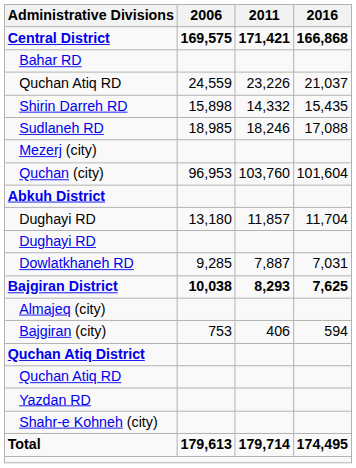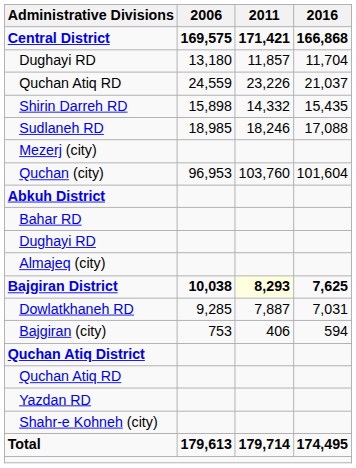rows swapped: (58, 219) <-> (50, 60)
rows swapped: (62, 309) <-> (77, 264)
(272, 286) no background -> (272, 286) lightyellow background
